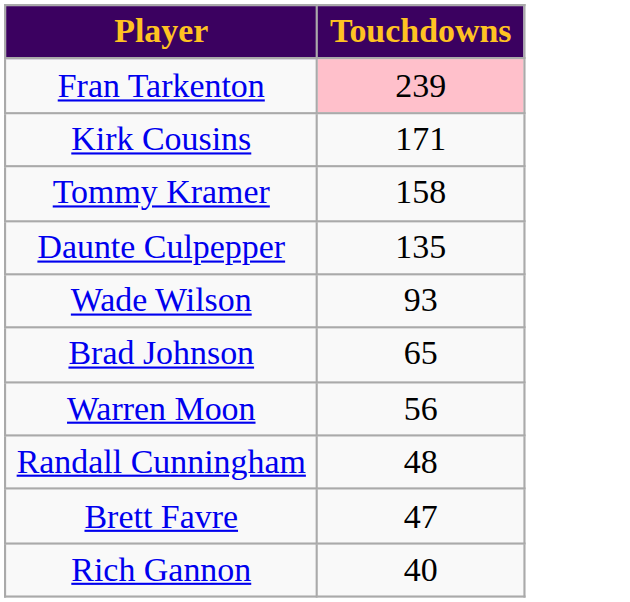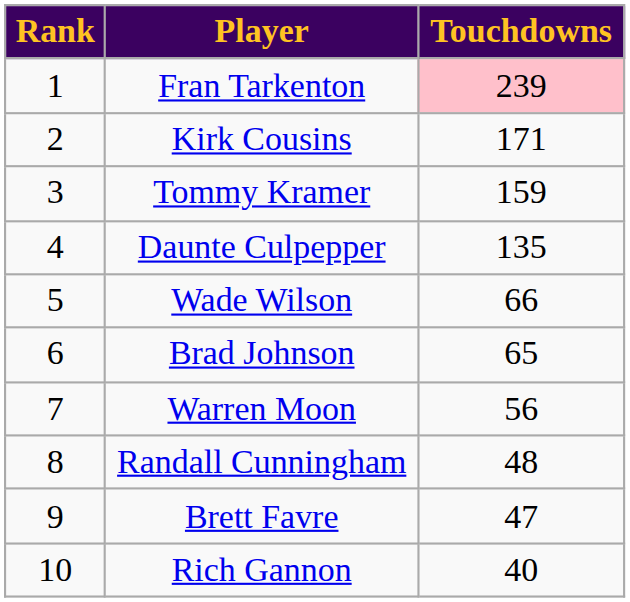+ column: (55, 31)
(421, 192) 158 -> (521, 192) 159
(421, 300) 93 -> (521, 300) 66
